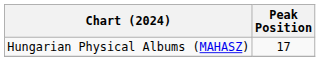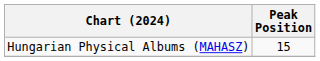(284, 47) 17 -> (284, 47) 15
